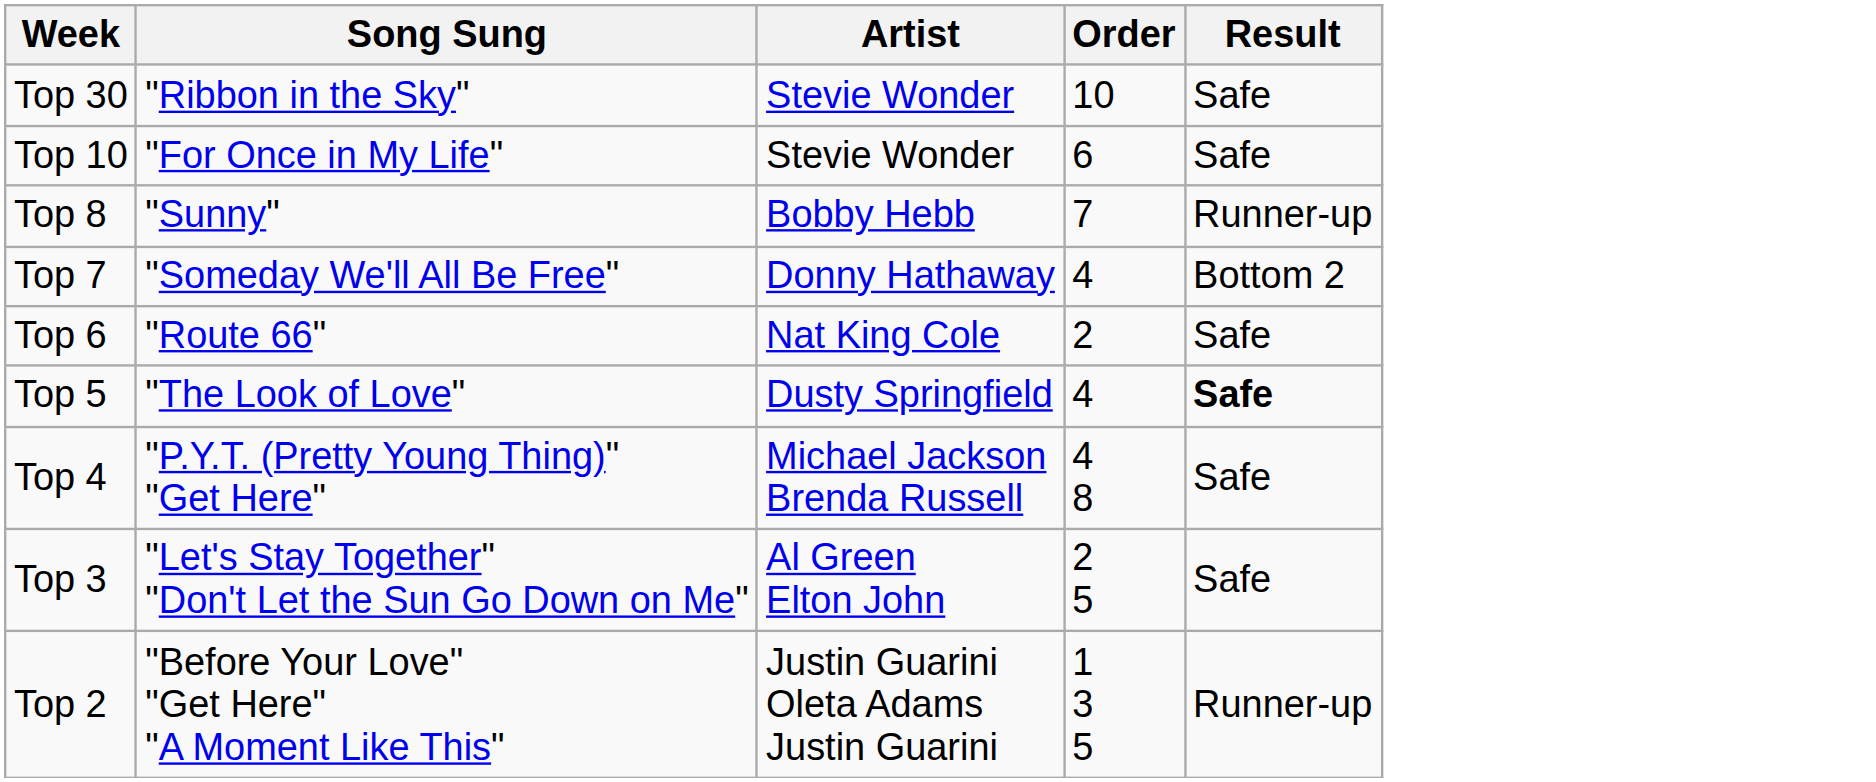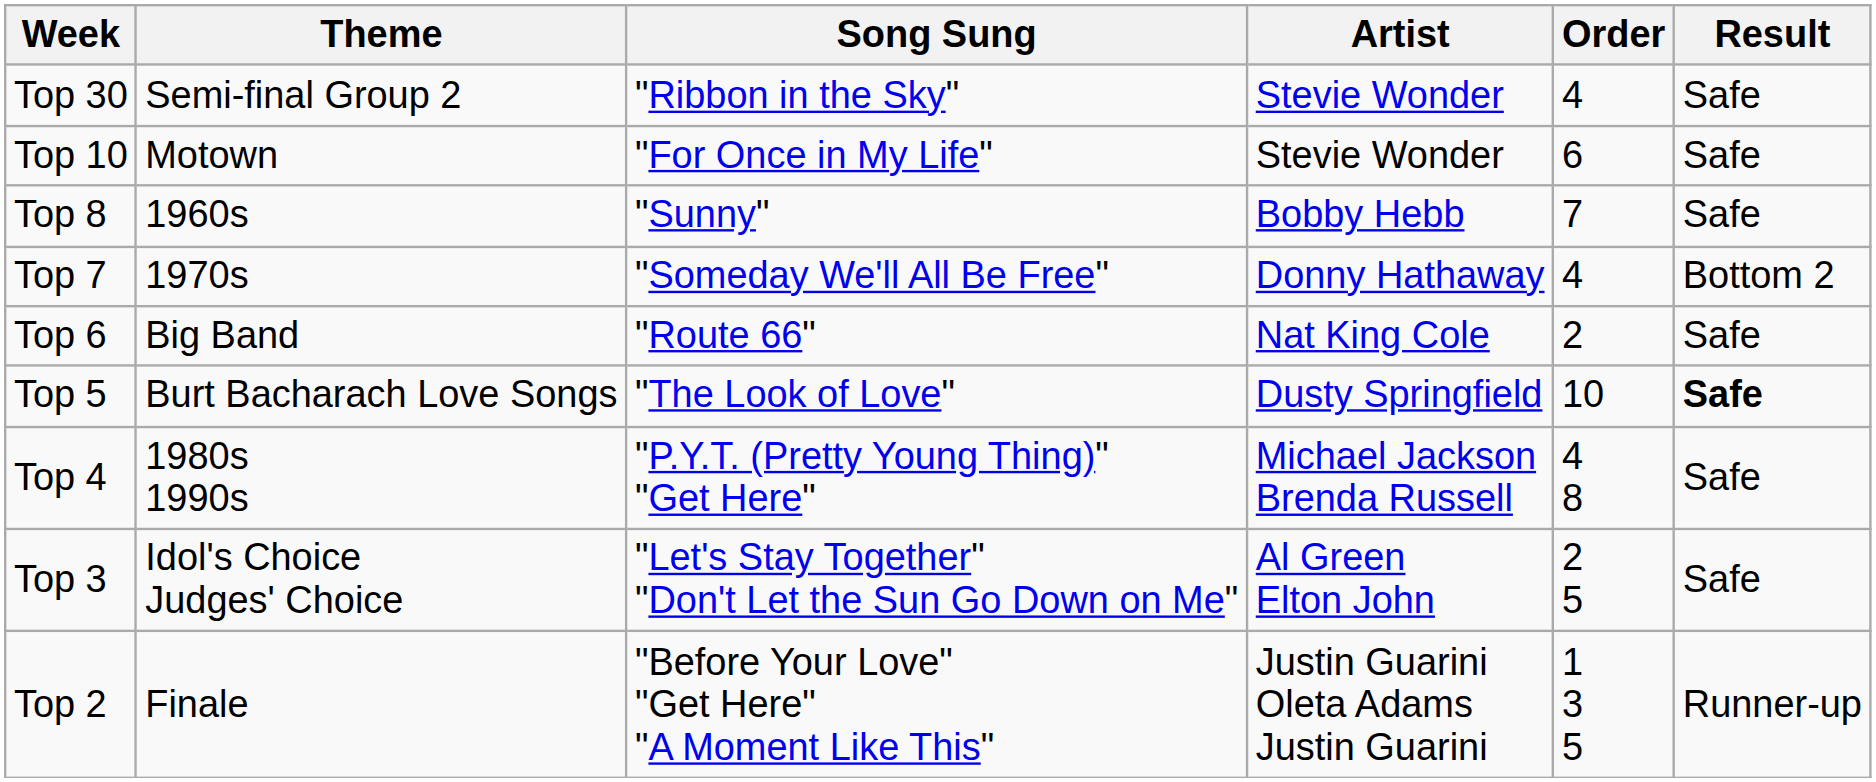+ column: (381, 34)
(1093, 94) 10 -> (1573, 94) 4
(1283, 214) Runner-up -> (1722, 214) Safe
(1083, 395) 4 -> (1583, 395) 10
